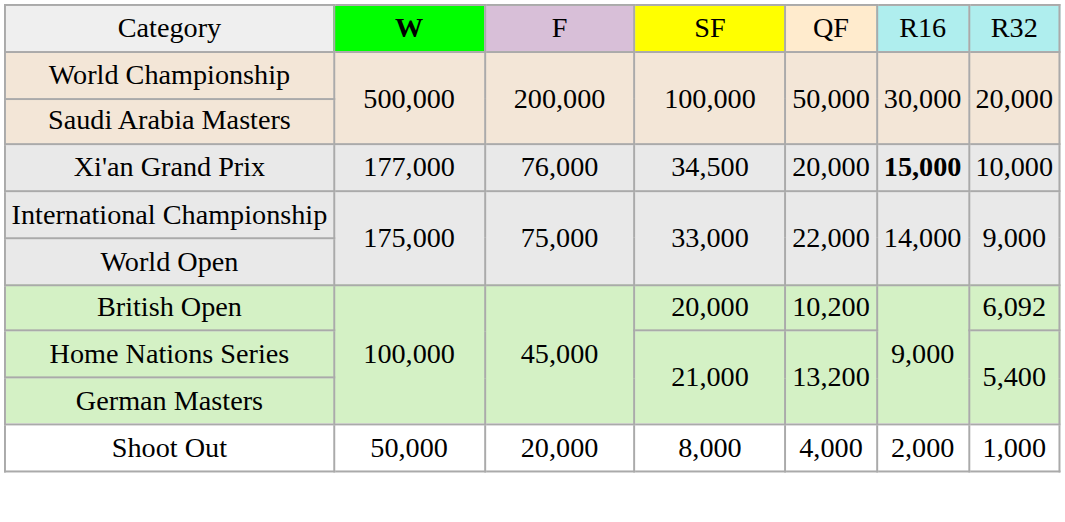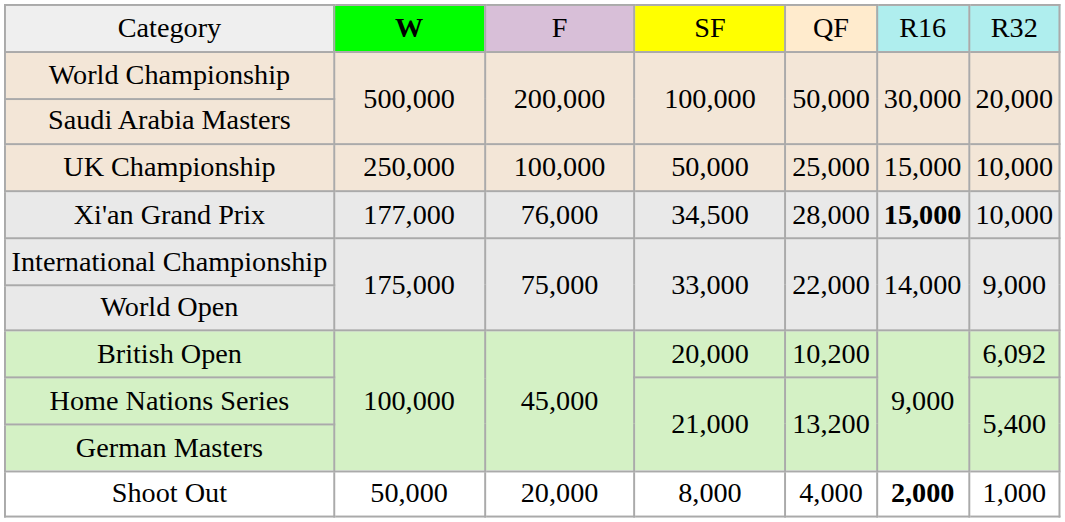+ row: (169, 167)
(831, 167) 20,000 -> (831, 214) 28,000
(923, 447) normal -> (923, 493) bold
